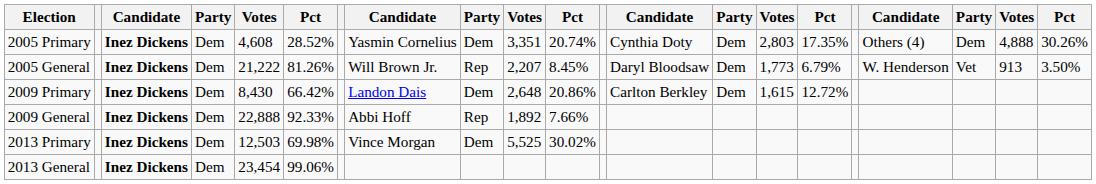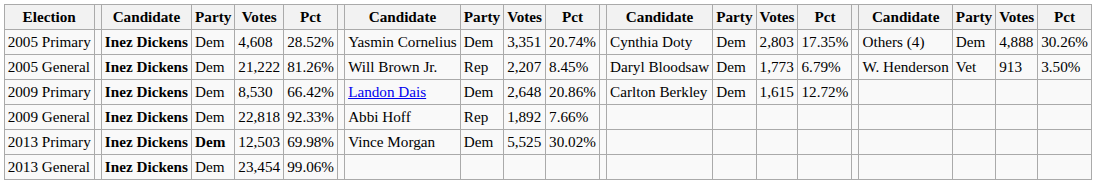(255, 92) 8,430 -> (255, 92) 8,530
(259, 117) 22,888 -> (259, 117) 22,818
(210, 142) normal -> (210, 142) bold
